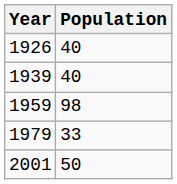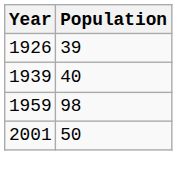(71, 48) 40 -> (71, 48) 39
- row: (30, 135)
